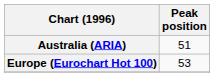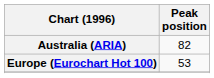(185, 44) 51 -> (185, 44) 82
